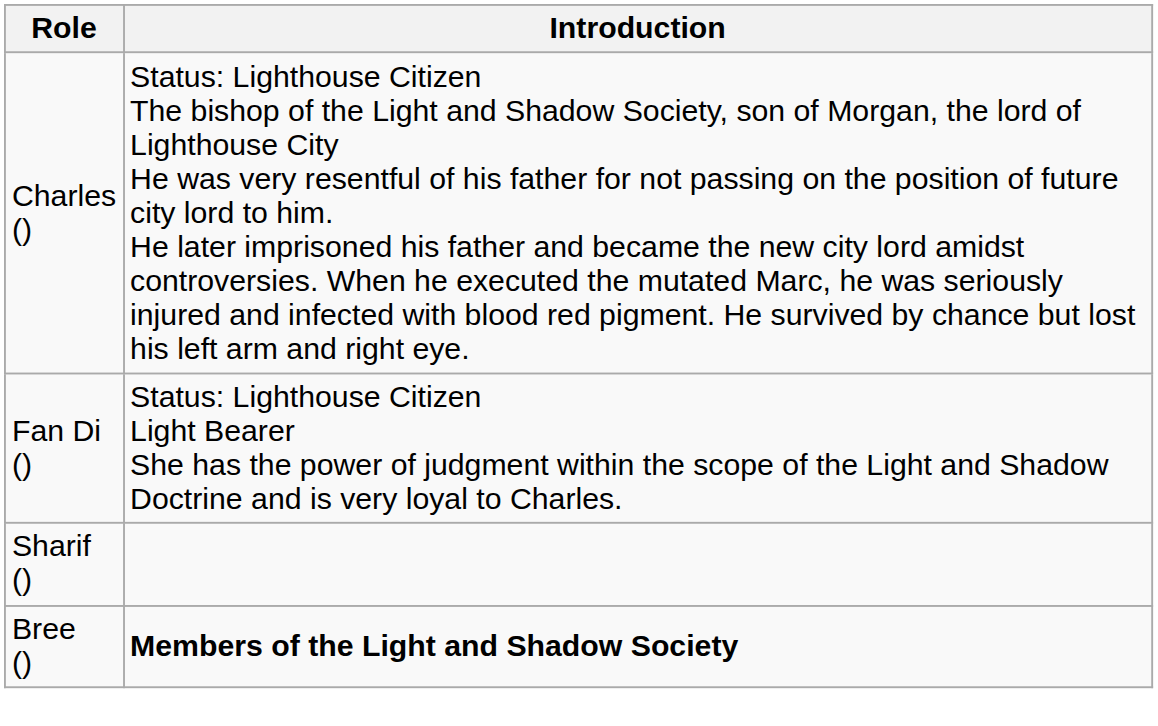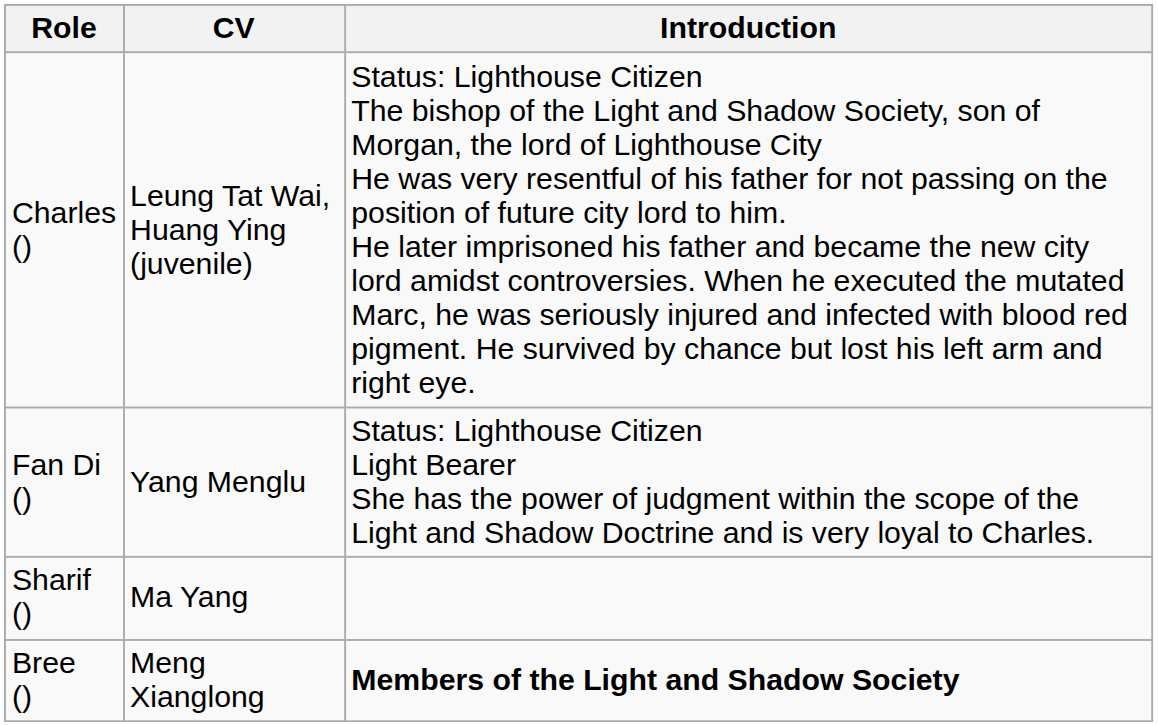+ column: (234, 28)
